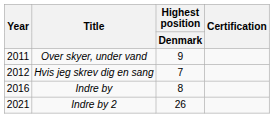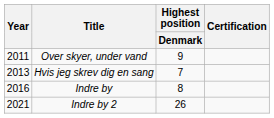(18, 72) 2012 -> (18, 72) 2013
